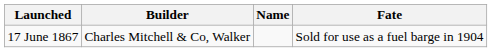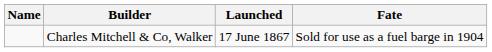columns swapped: (273, 15) <-> (43, 15)
